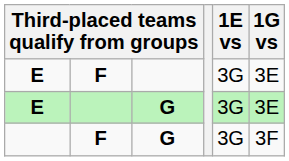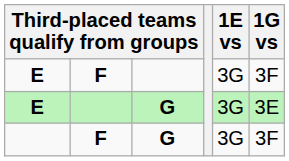(267, 75) 3E -> (267, 75) 3F
